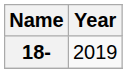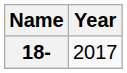(95, 52) 2019 -> (95, 52) 2017
